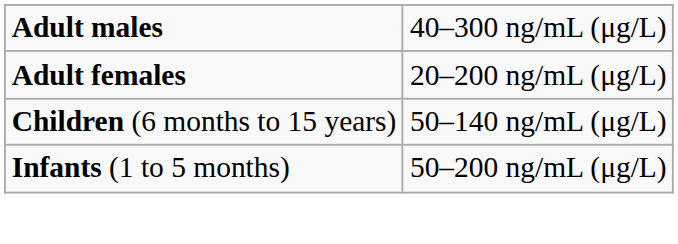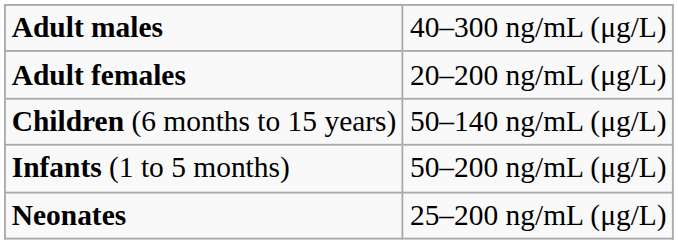+ row: (69, 214)
